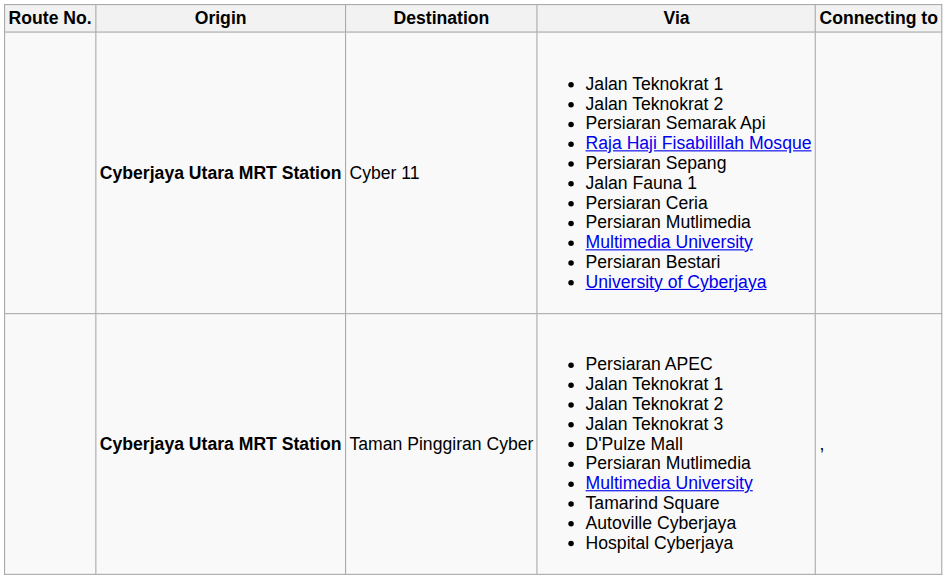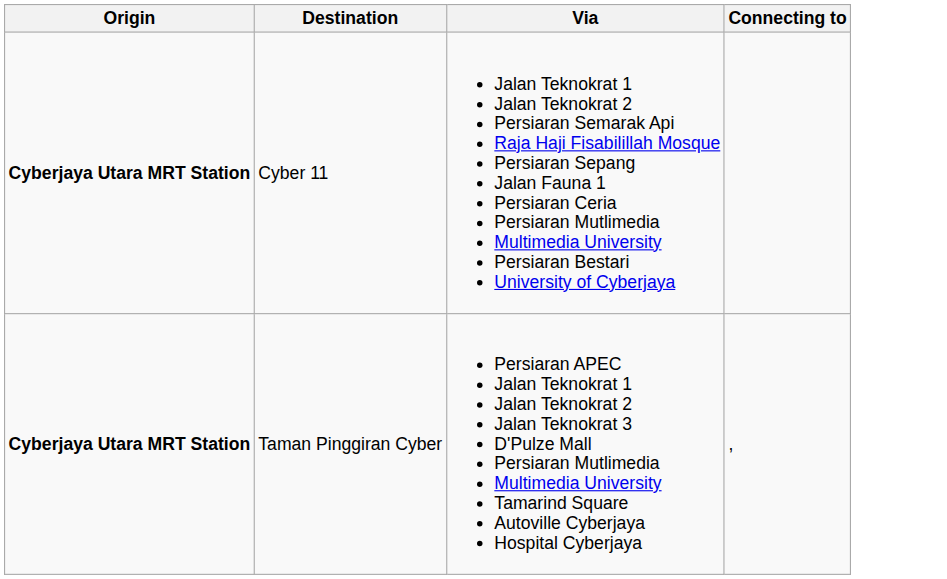- column: (50, 18)
